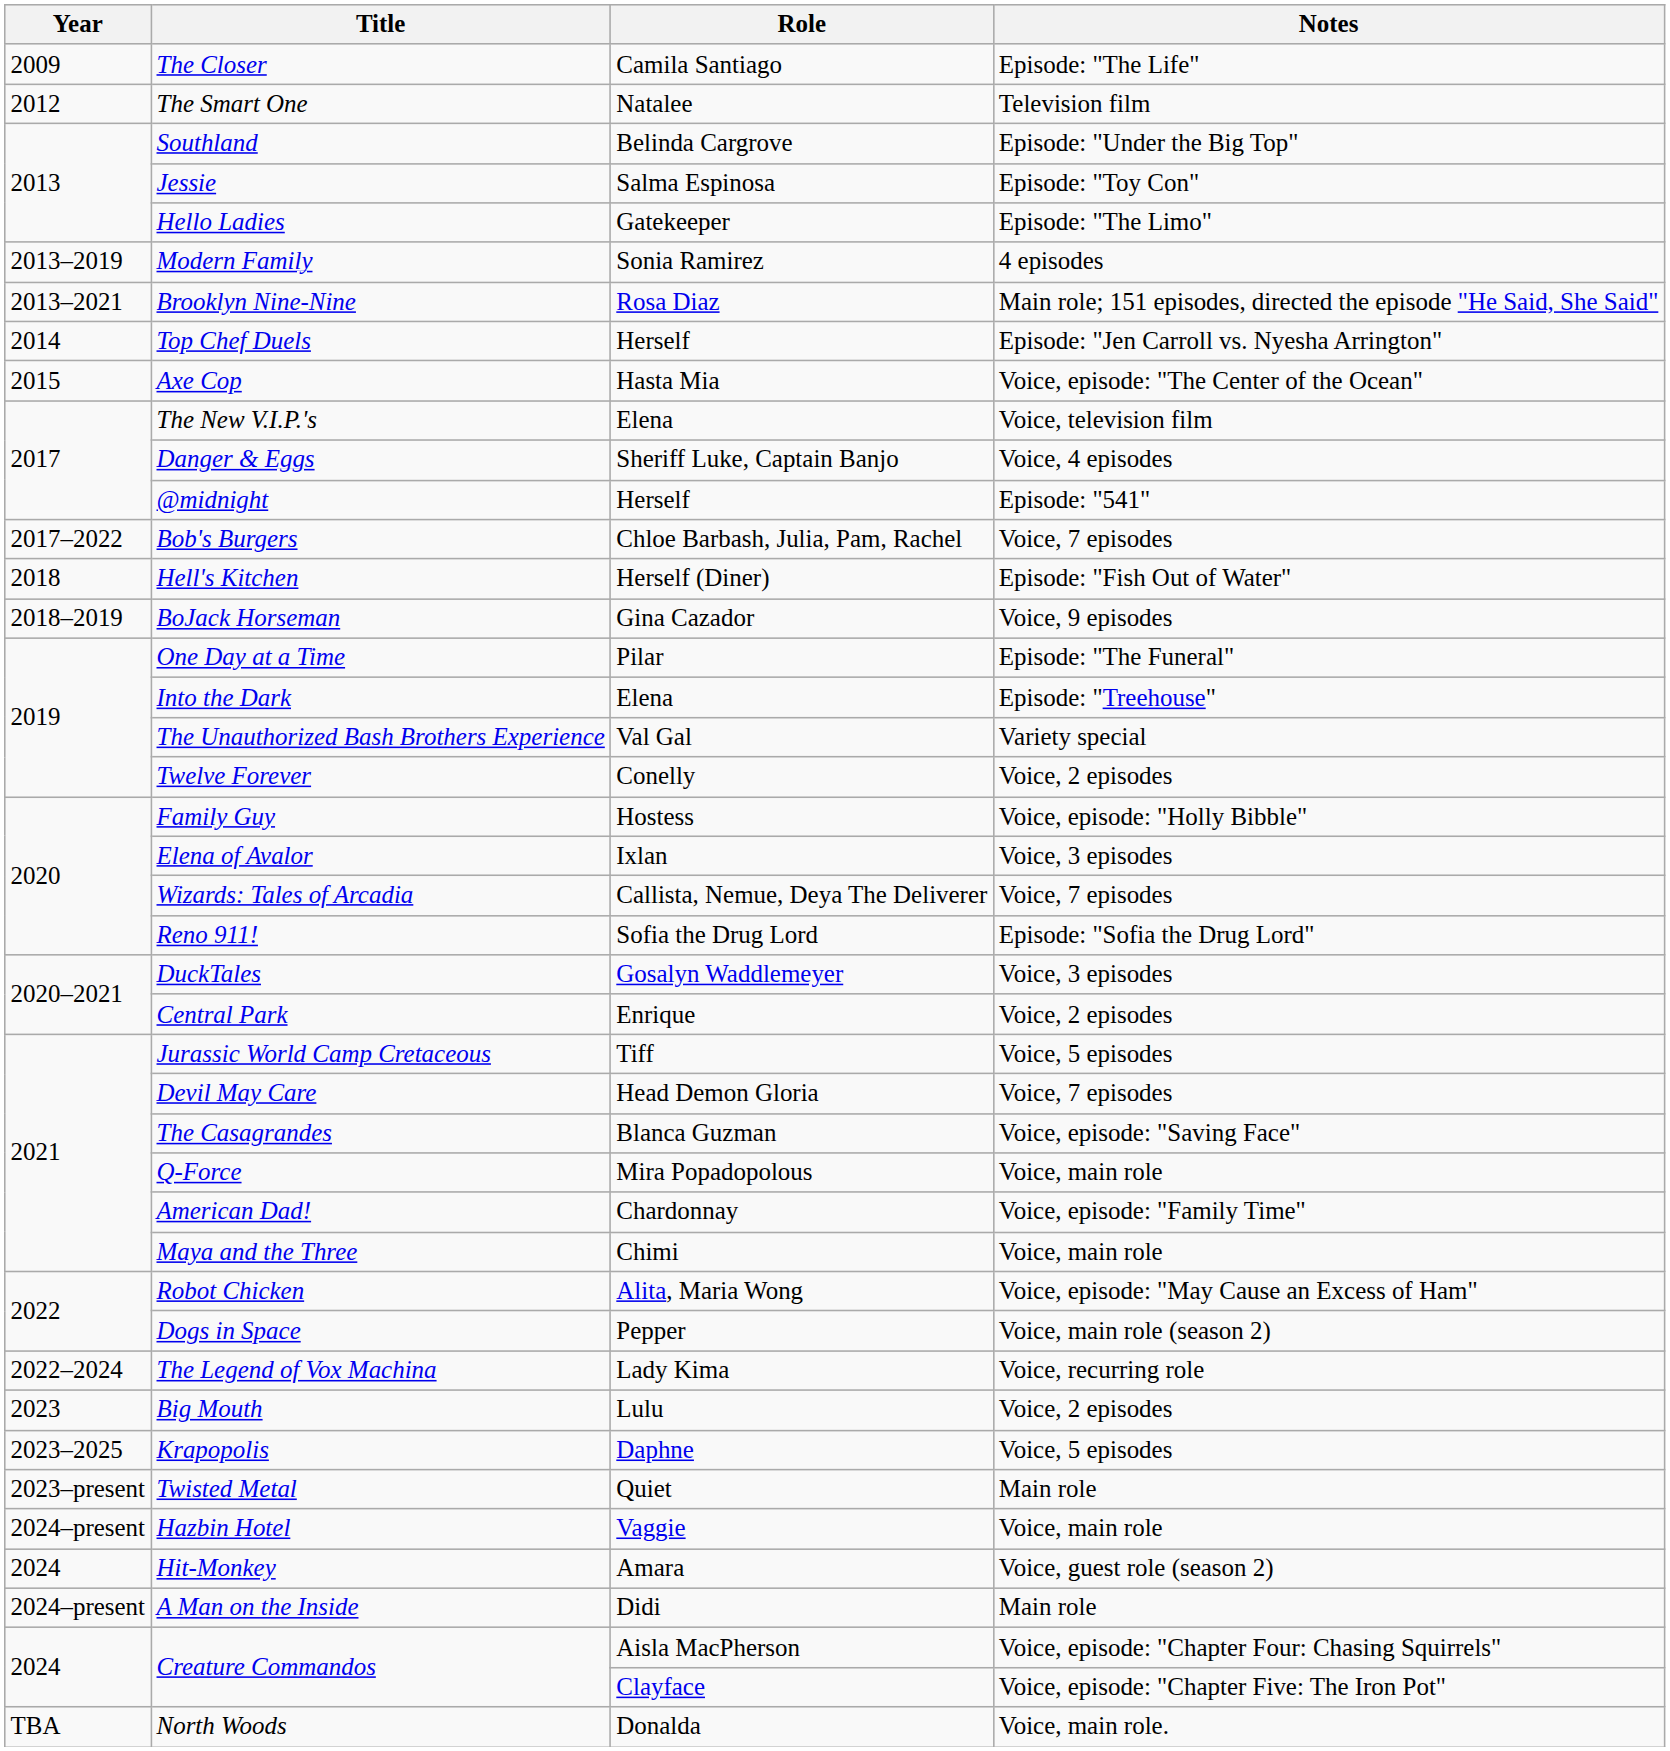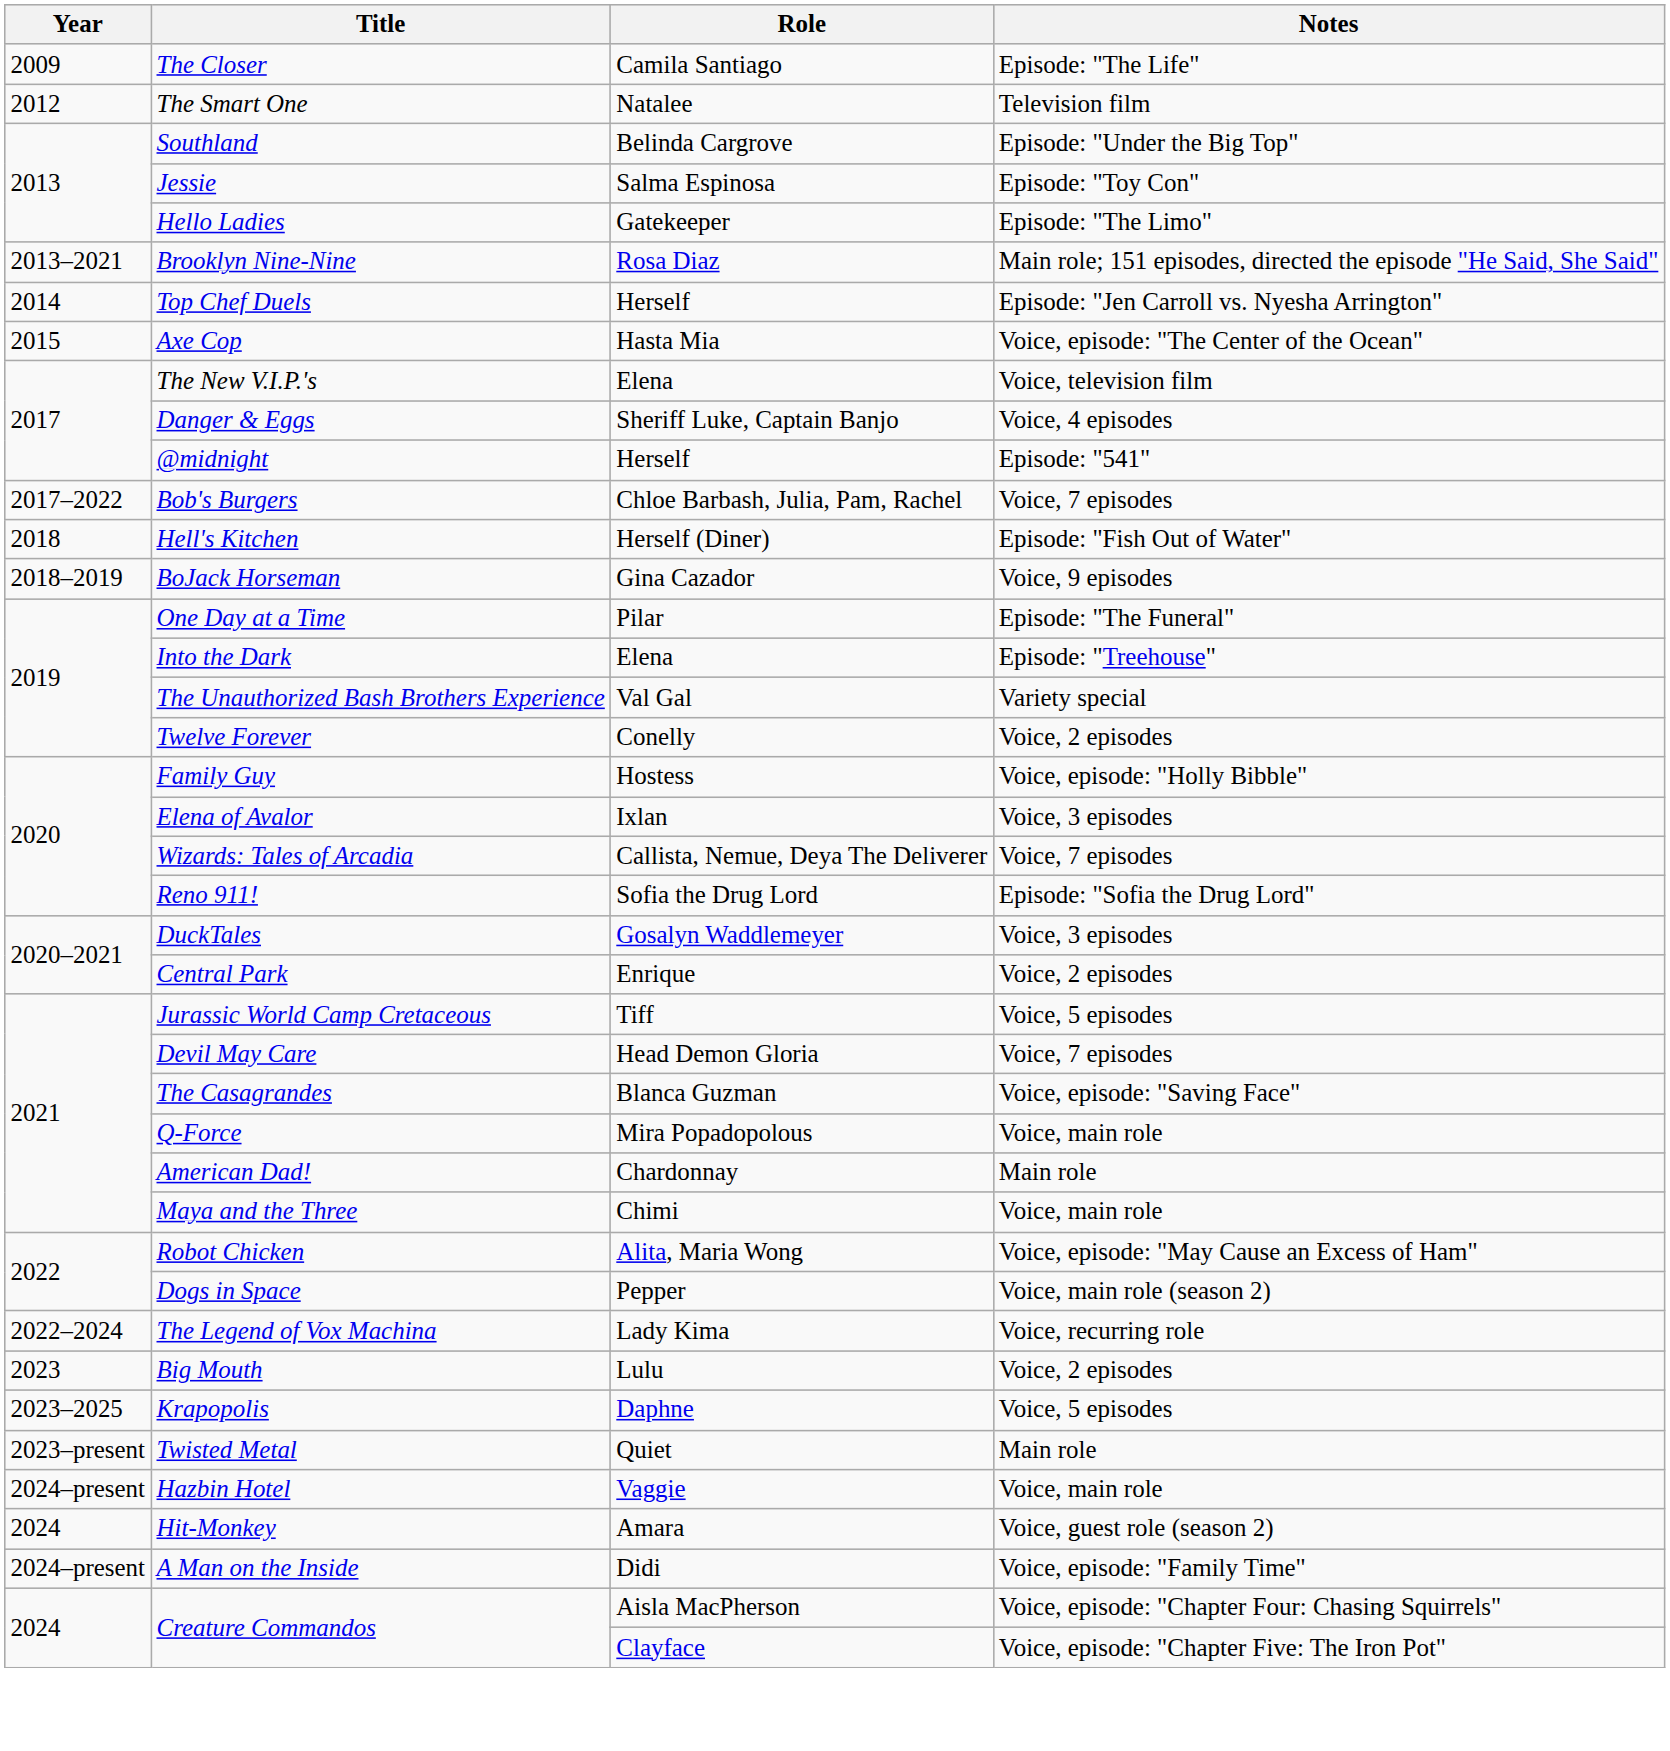- row: (235, 261)
(1152, 1211) Voice, episode: "Family Time" -> (1048, 1172) Main role
(1048, 1607) Main role -> (1152, 1568) Voice, episode: "Family Time"
- row: (222, 1726)
